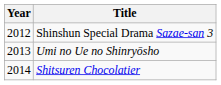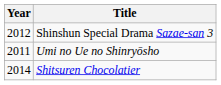(19, 51) 2013 -> (19, 51) 2011
